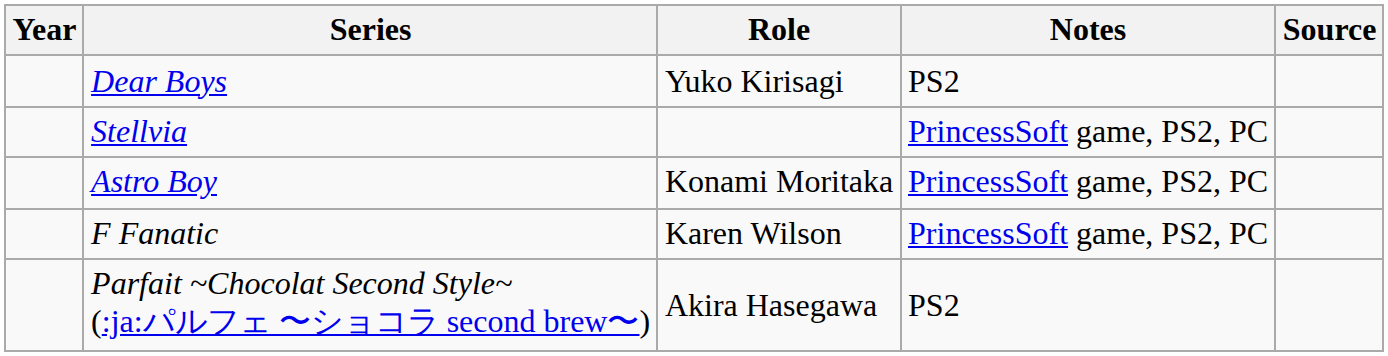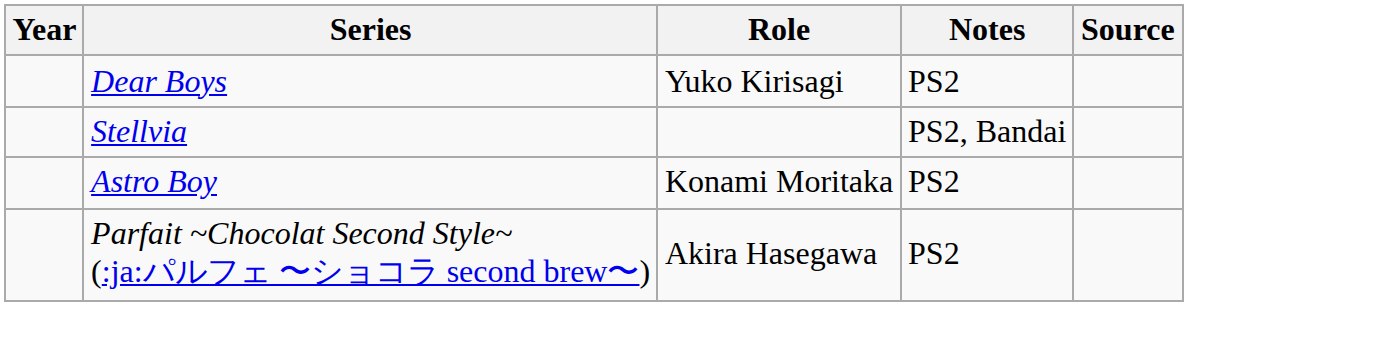(1088, 131) PrincessSoft game, PS2, PC -> (987, 131) PS2, Bandai
(1088, 182) PrincessSoft game, PS2, PC -> (934, 182) PS2
- row: (155, 232)
